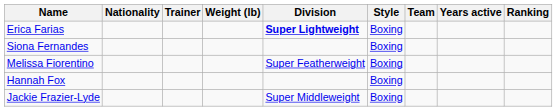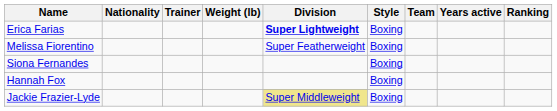rows swapped: (48, 47) <-> (50, 64)
(313, 98) no background -> (313, 98) khaki background
